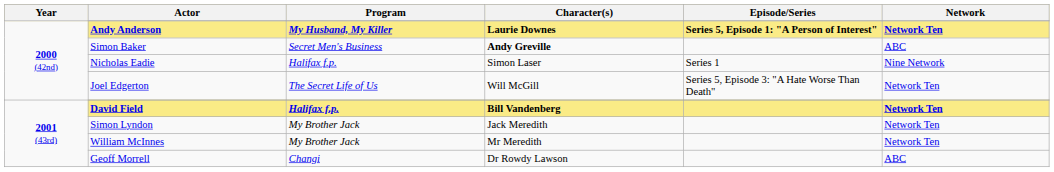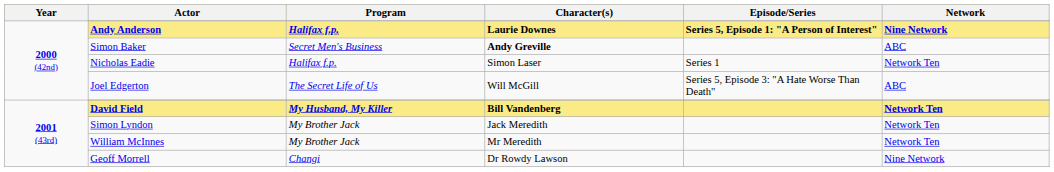(340, 29) My Husband, My Killer -> (314, 29) Halifax f.p.
(914, 29) Network Ten -> (916, 29) Nine Network
(914, 63) Nine Network -> (912, 63) Network Ten
(912, 85) Network Ten -> (895, 85) ABC
(314, 108) Halifax f.p. -> (340, 108) My Husband, My Killer
(895, 158) ABC -> (914, 158) Nine Network
